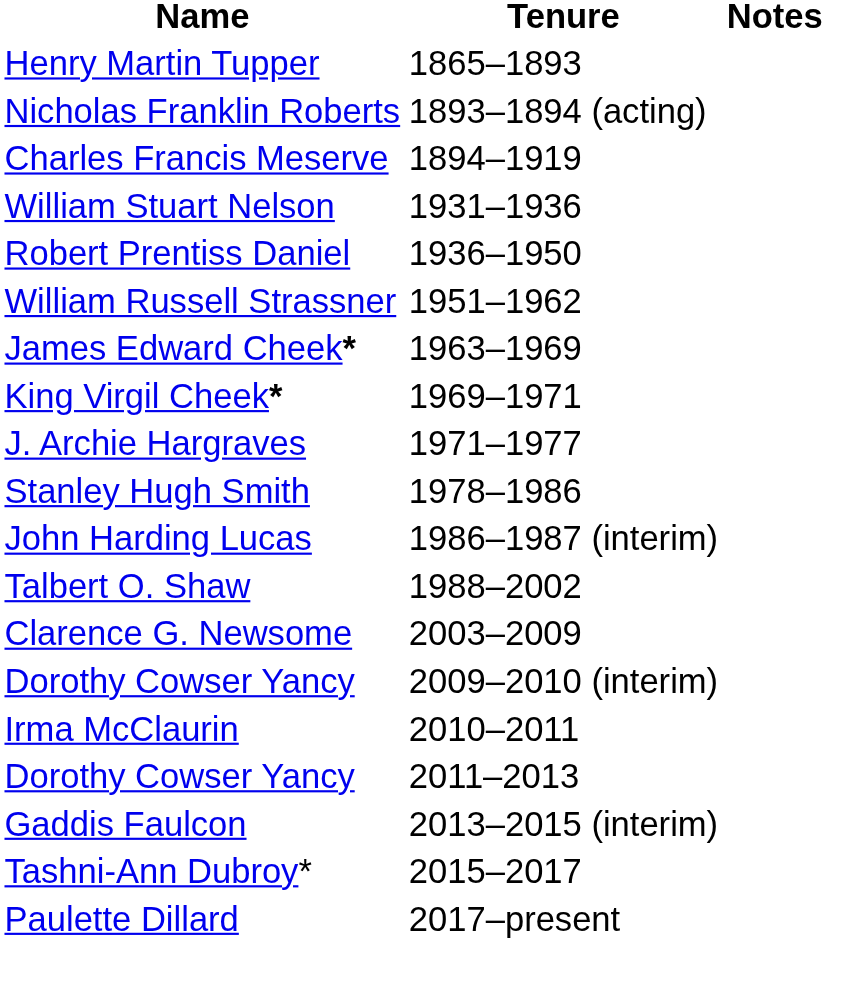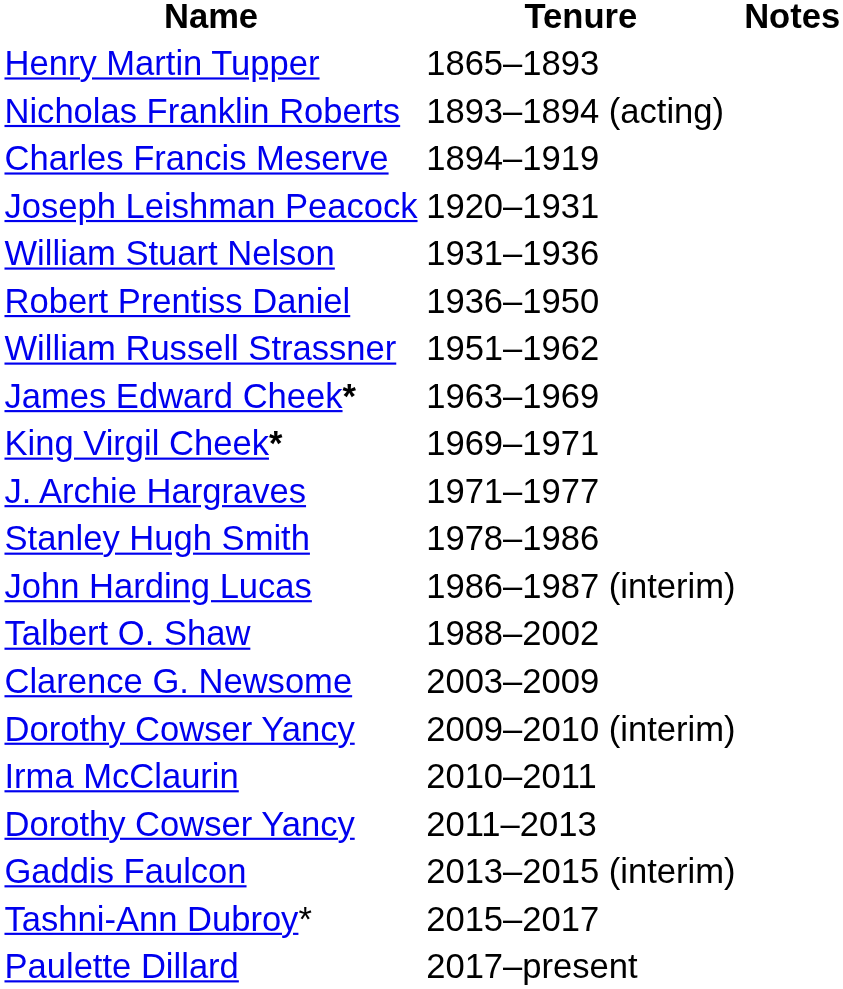+ row: (211, 206)
